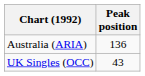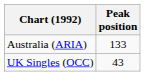(118, 44) 136 -> (118, 44) 133
